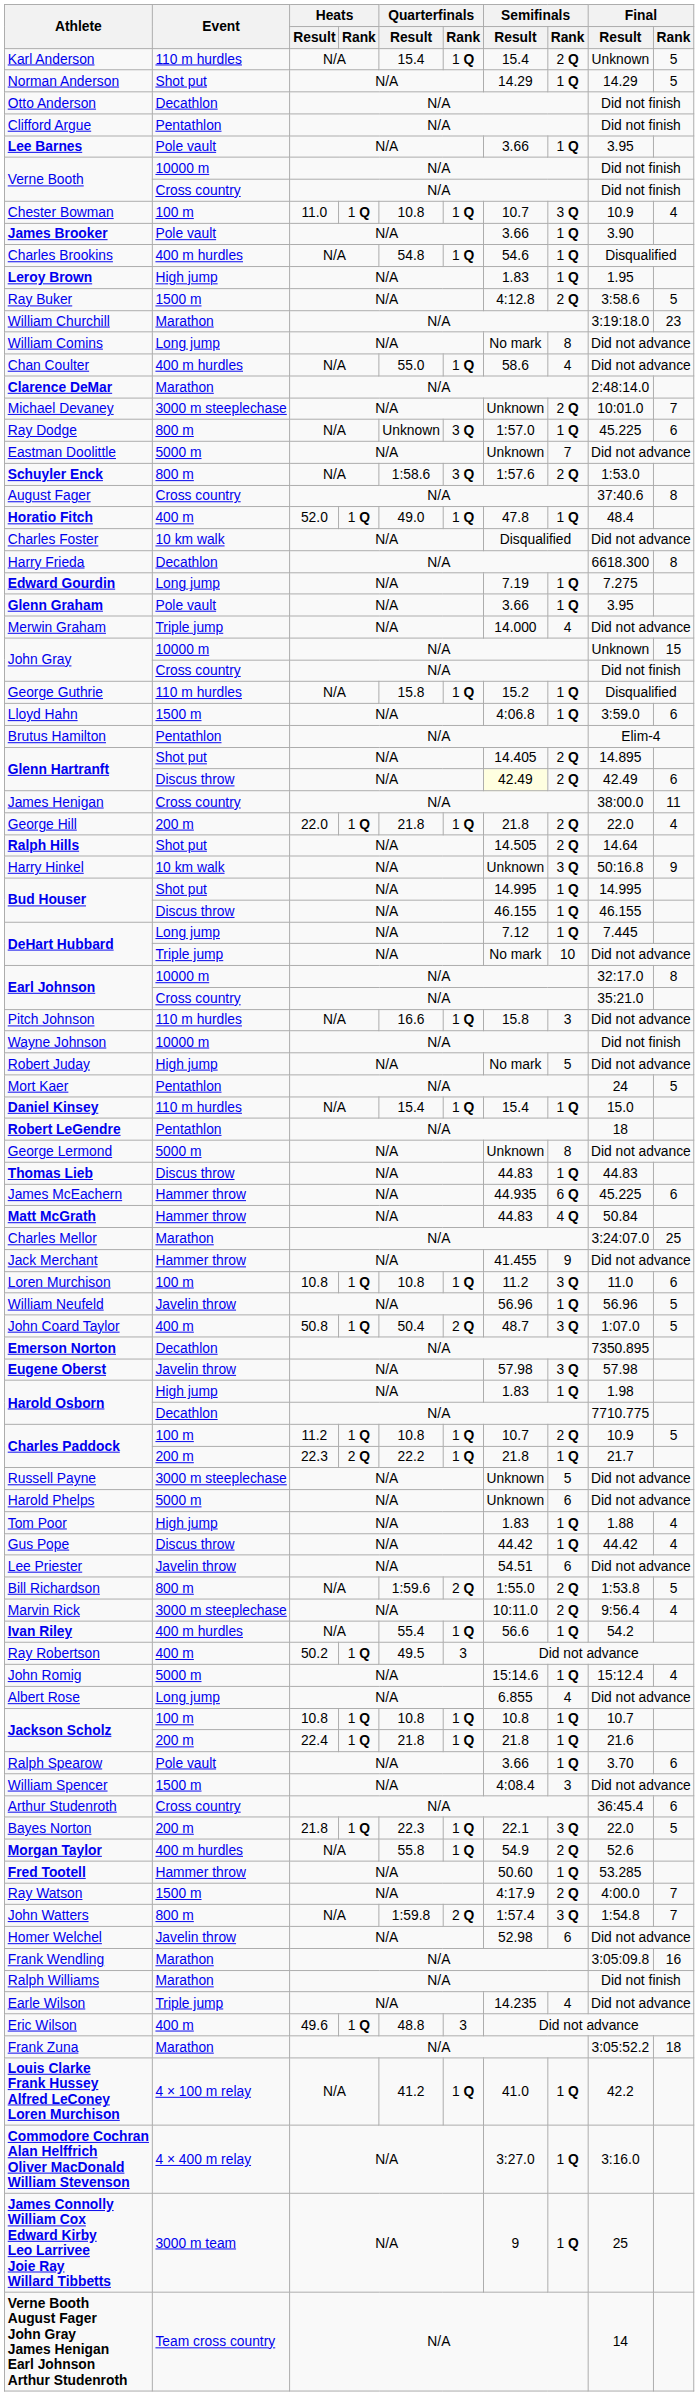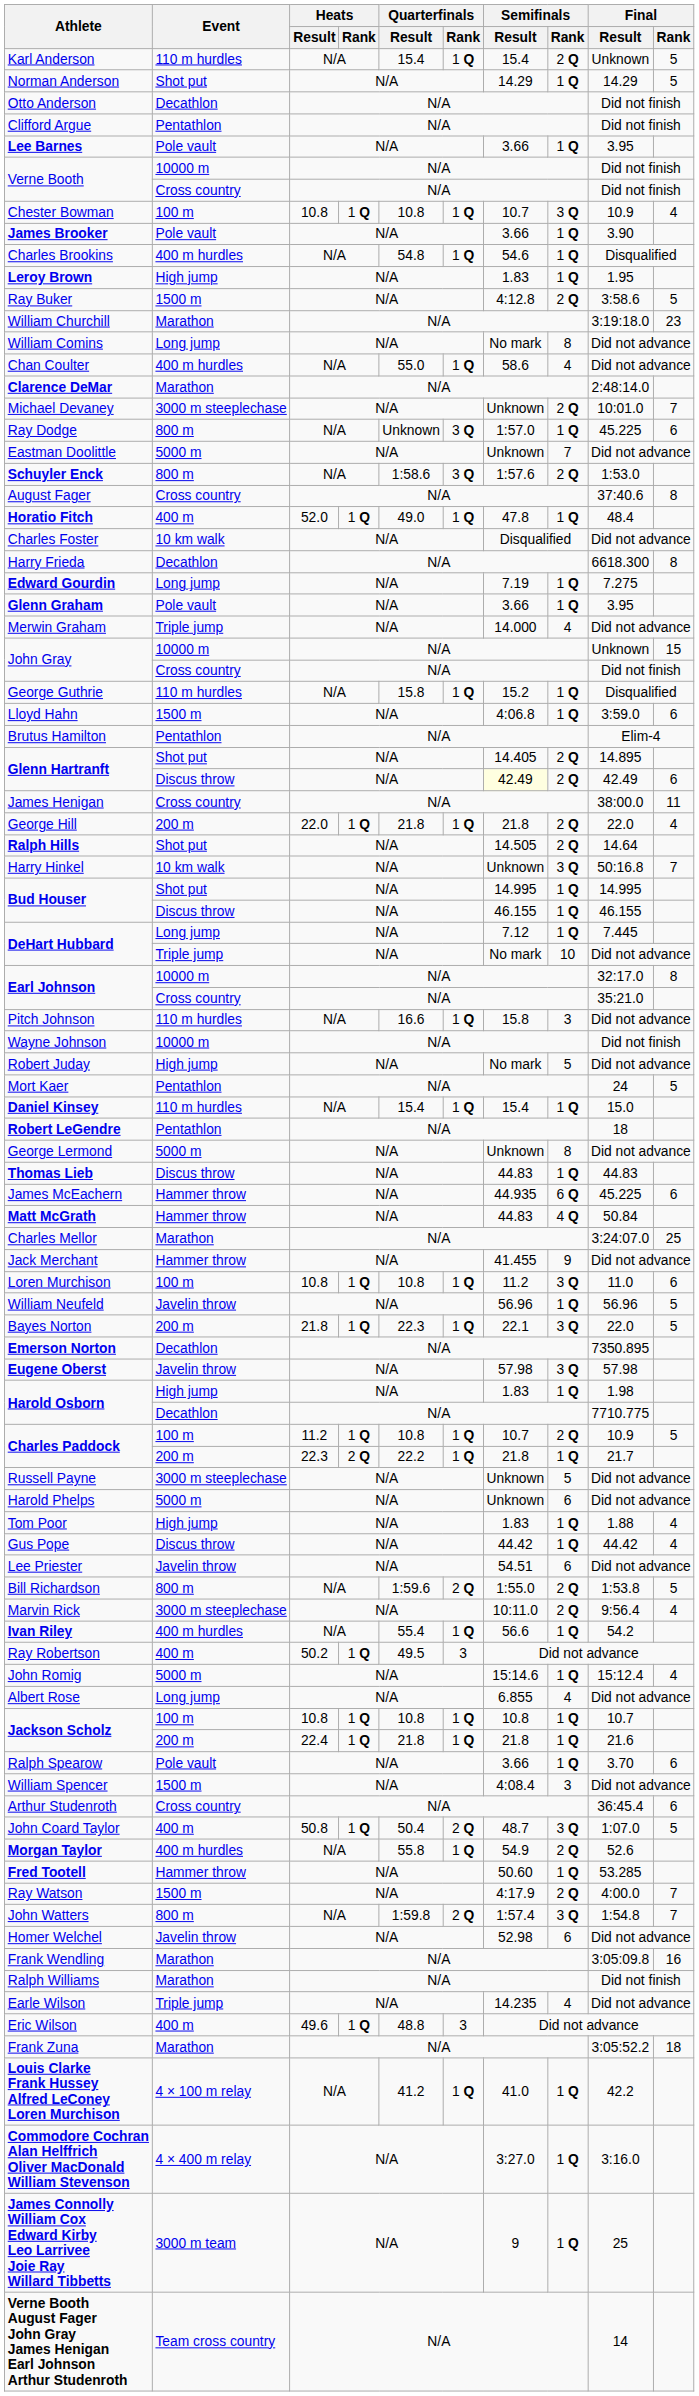(314, 212) 11.0 -> (314, 212) 10.8
(674, 868) 9 -> (674, 868) 7
rows swapped: (50, 1829) <-> (64, 1326)
